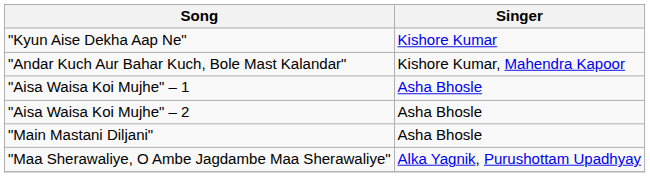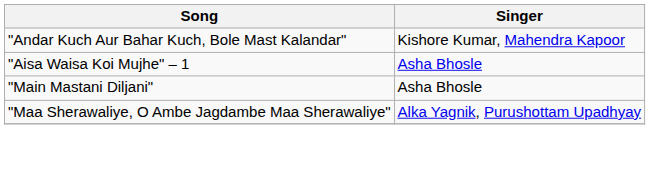- row: (97, 40)
- row: (99, 111)
